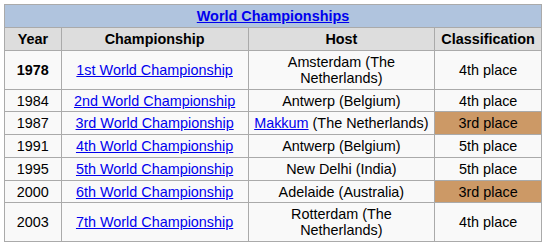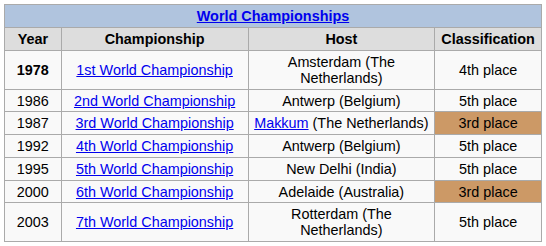(33, 101) 1984 -> (33, 101) 1986
(488, 101) 4th place -> (488, 101) 5th place
(33, 146) 1991 -> (33, 146) 1992
(488, 222) 4th place -> (488, 222) 5th place
